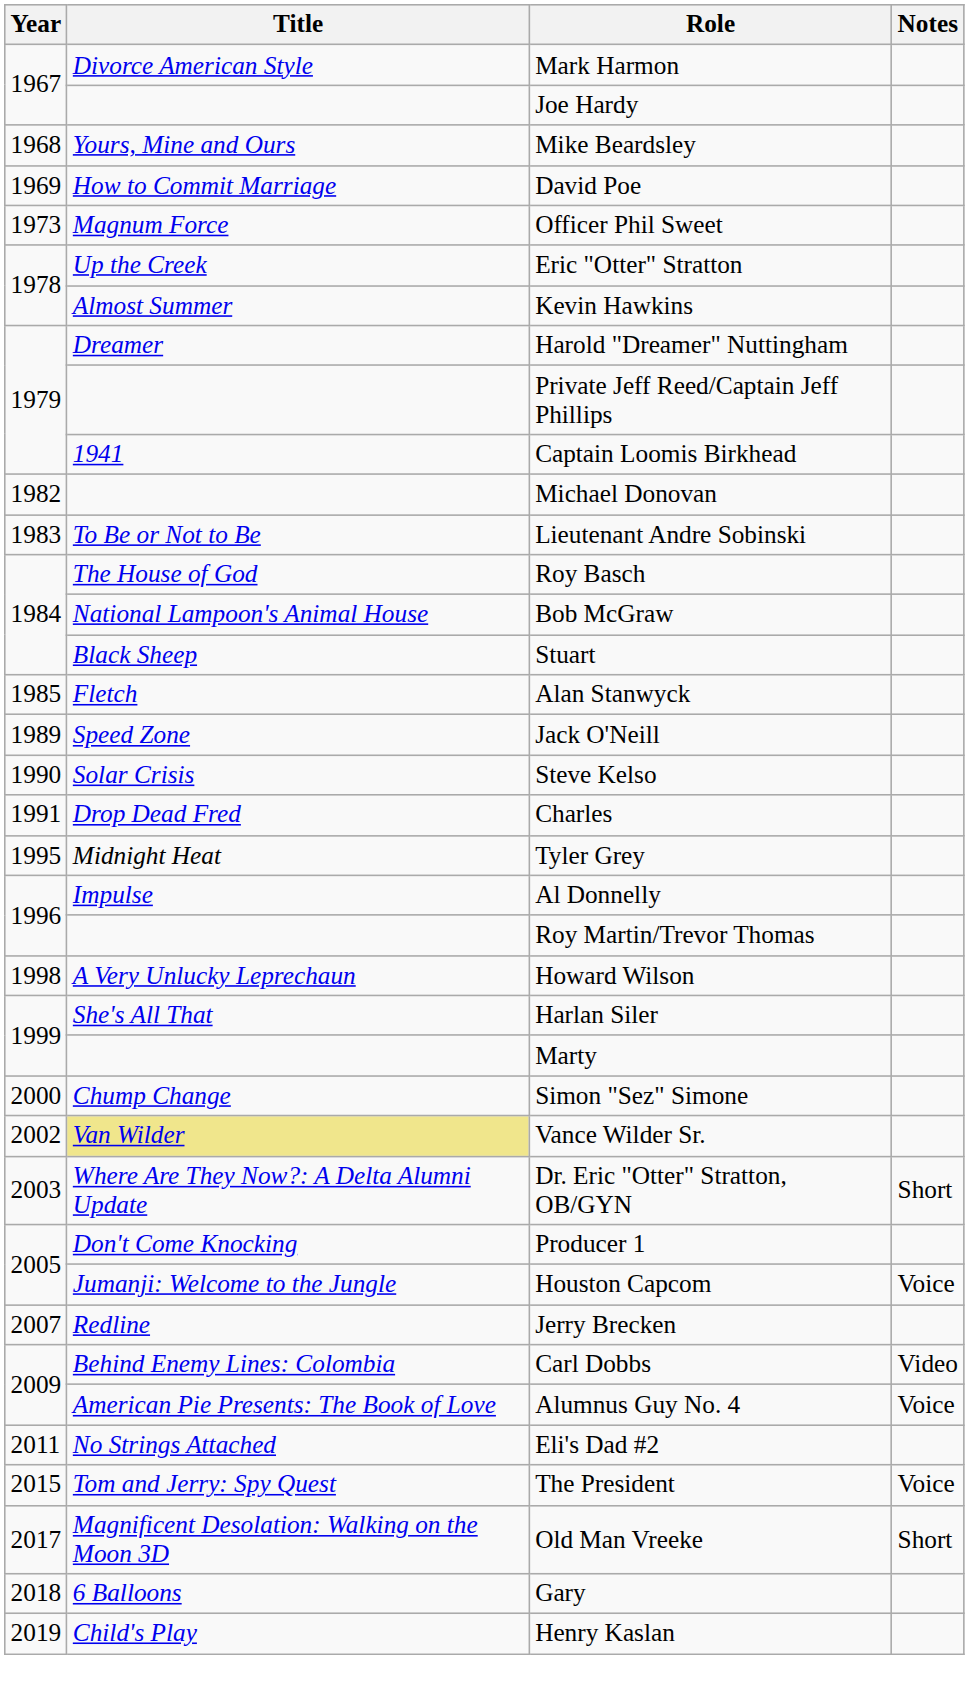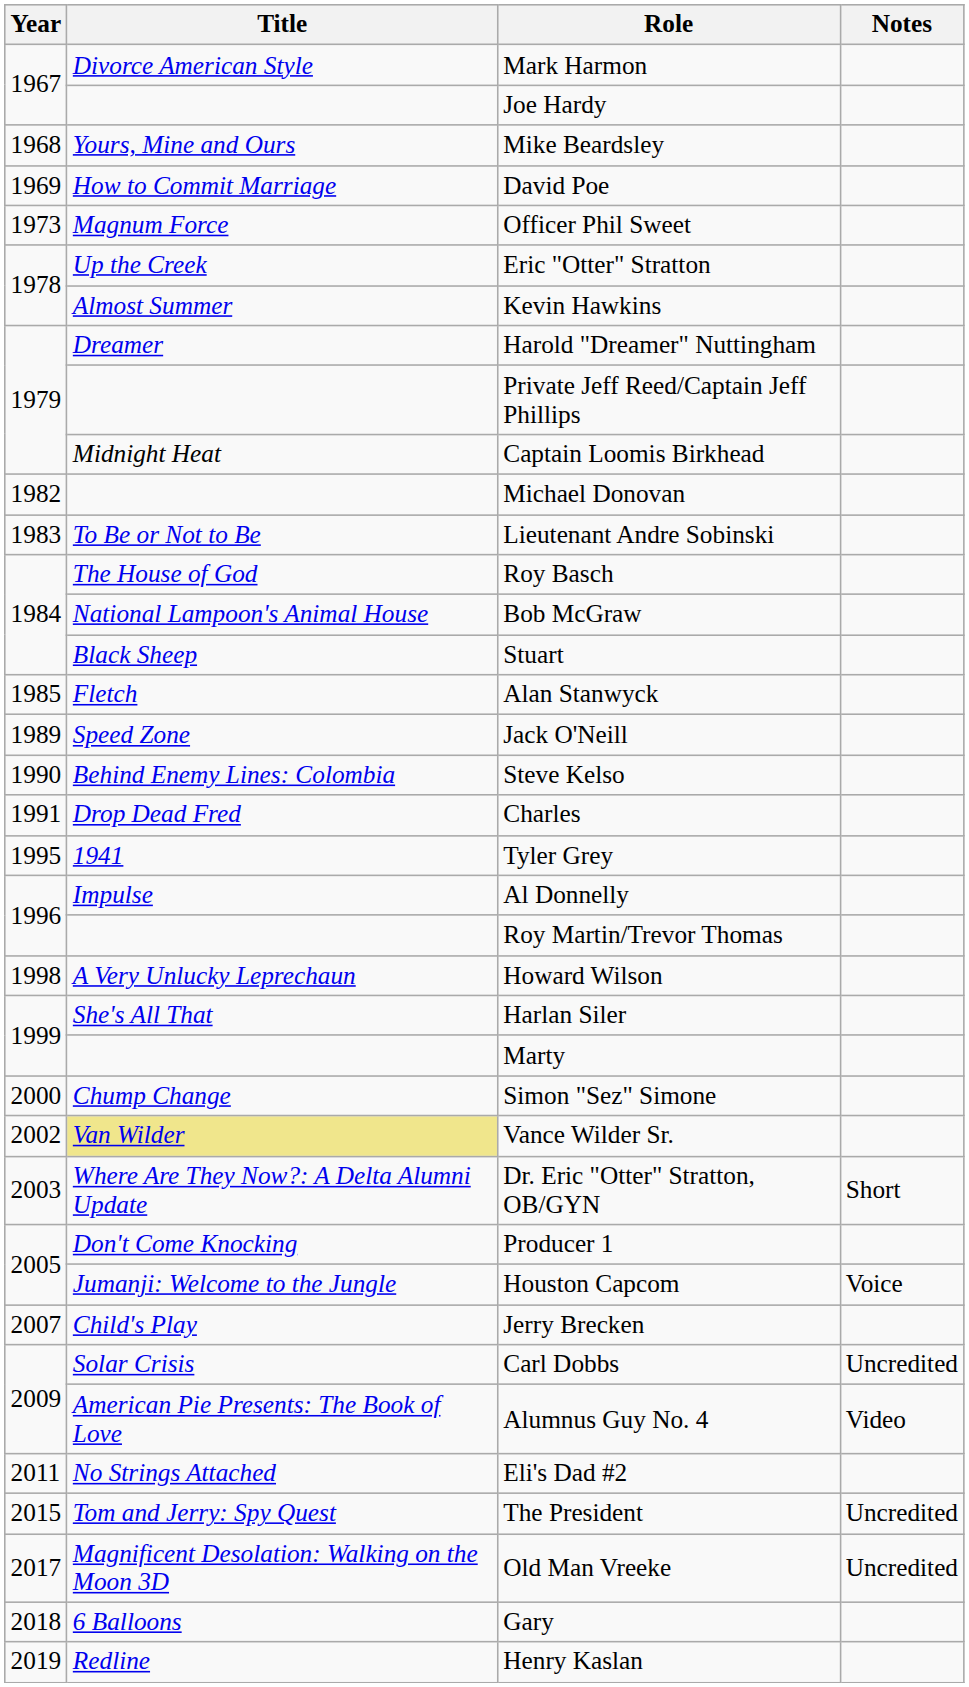(98, 453) 1941 -> (147, 453) Midnight Heat
(134, 774) Solar Crisis -> (234, 774) Behind Enemy Lines: Colombia
(147, 854) Midnight Heat -> (98, 854) 1941
(111, 1324) Redline -> (135, 1324) Child's Play
(234, 1364) Behind Enemy Lines: Colombia -> (134, 1364) Solar Crisis
(928, 1364) Video -> (902, 1364) Uncredited
(926, 1404) Voice -> (876, 1418) Video
(926, 1484) Voice -> (902, 1513) Uncredited
(925, 1538) Short -> (902, 1567) Uncredited
(135, 1633) Child's Play -> (111, 1661) Redline
